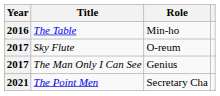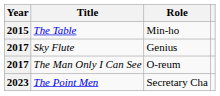(18, 30) 2016 -> (18, 30) 2015
(163, 47) O-reum -> (162, 47) Genius
(162, 64) Genius -> (163, 64) O-reum
(18, 82) 2021 -> (18, 82) 2023
